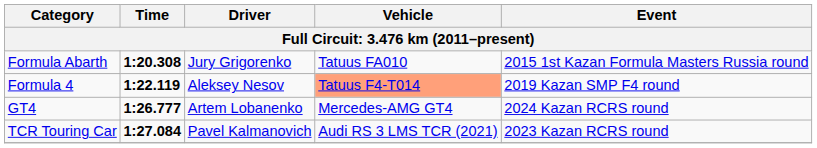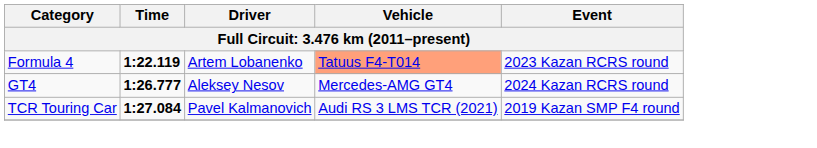- row: (58, 62)
(236, 85) Aleksey Nesov -> (245, 62) Artem Lobanenko
(592, 85) 2019 Kazan SMP F4 round -> (586, 62) 2023 Kazan RCRS round
(245, 108) Artem Lobanenko -> (236, 85) Aleksey Nesov
(586, 131) 2023 Kazan RCRS round -> (592, 108) 2019 Kazan SMP F4 round
